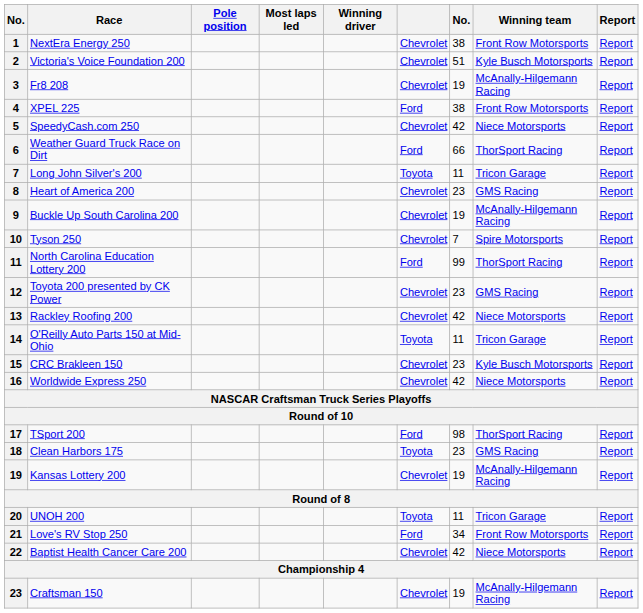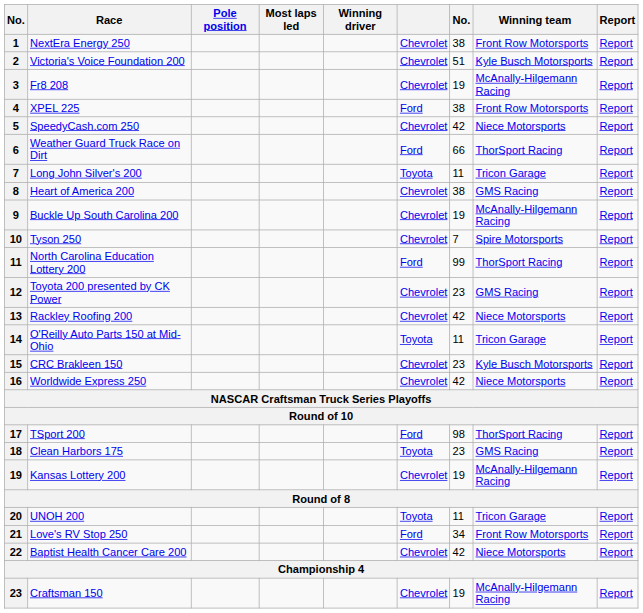(459, 191) 23 -> (459, 191) 38
